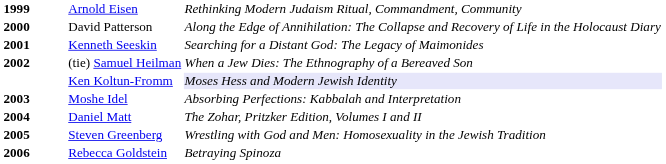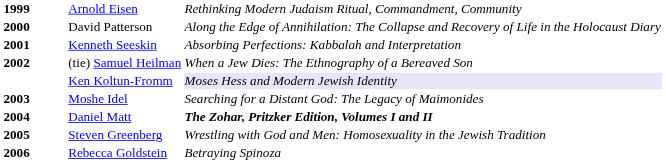(334, 45) Searching for a Distant God: The Legacy of Maimonides -> (323, 45) Absorbing Perfections: Kabbalah and Interpretation
(323, 99) Absorbing Perfections: Kabbalah and Interpretation -> (334, 99) Searching for a Distant God: The Legacy of Maimonides
(303, 117) normal -> (309, 117) bold
